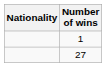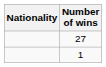rows swapped: (81, 54) <-> (81, 39)
